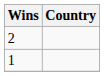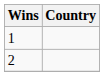rows swapped: (11, 37) <-> (11, 60)
